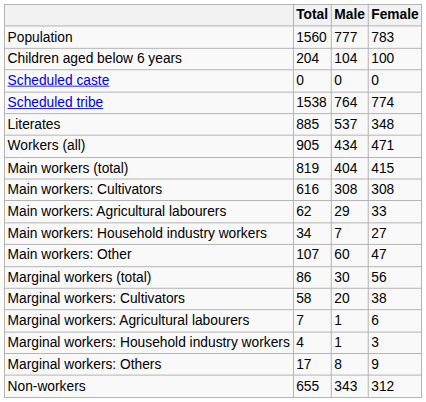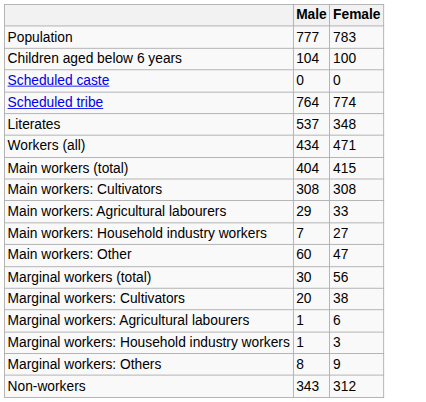- column: (312, 15)
